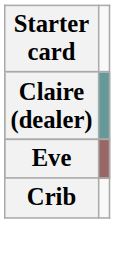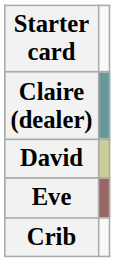+ row: (51, 158)
